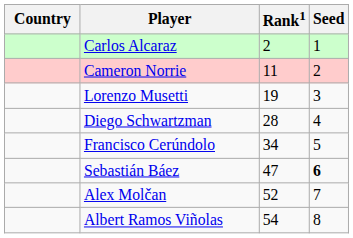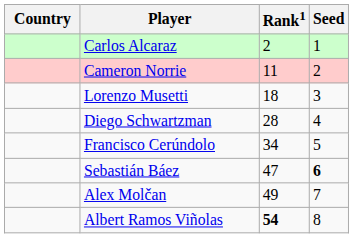(270, 95) 19 -> (270, 95) 18
(270, 195) 52 -> (270, 195) 49
(270, 220) normal -> (270, 220) bold
